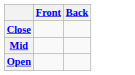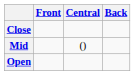+ column: (83, 12)
